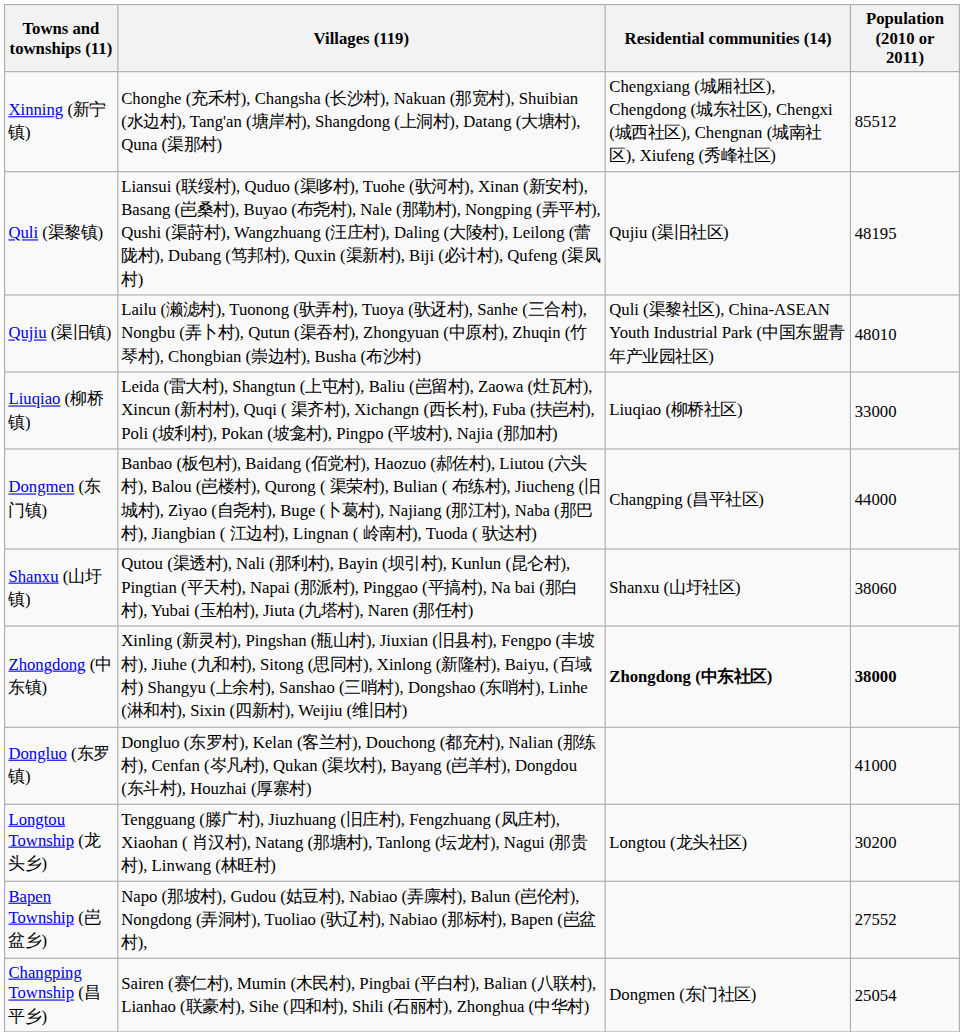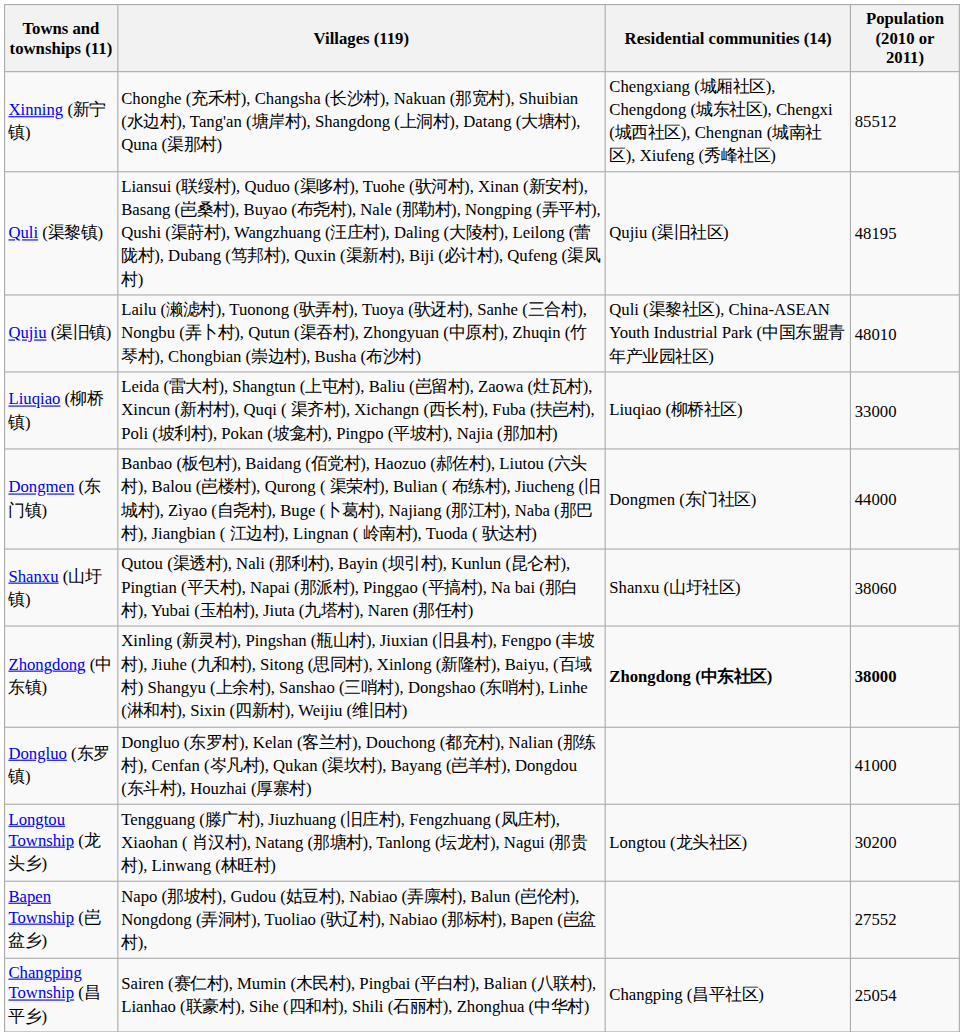(687, 498) Changping (昌平社区) -> (683, 498) Dongmen (东门社区)
(683, 994) Dongmen (东门社区) -> (687, 994) Changping (昌平社区)
